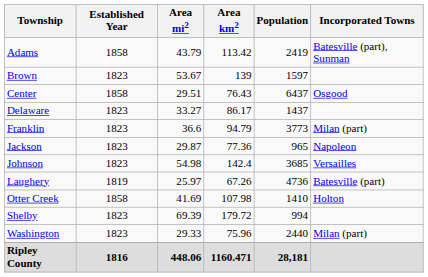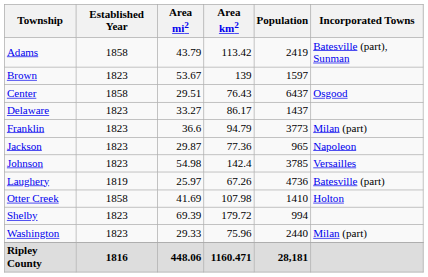(297, 163) 3685 -> (297, 163) 3785
